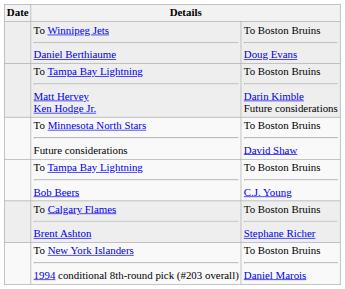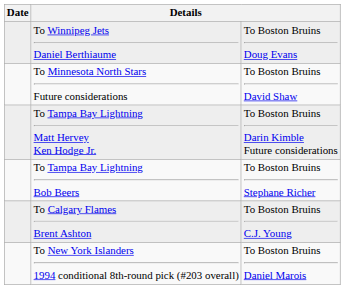rows swapped: (136, 138) <-> (136, 90)
(291, 180) To Boston Bruins C.J. Young -> (291, 180) To Boston Bruins Stephane Richer
(291, 221) To Boston Bruins Stephane Richer -> (291, 221) To Boston Bruins C.J. Young
